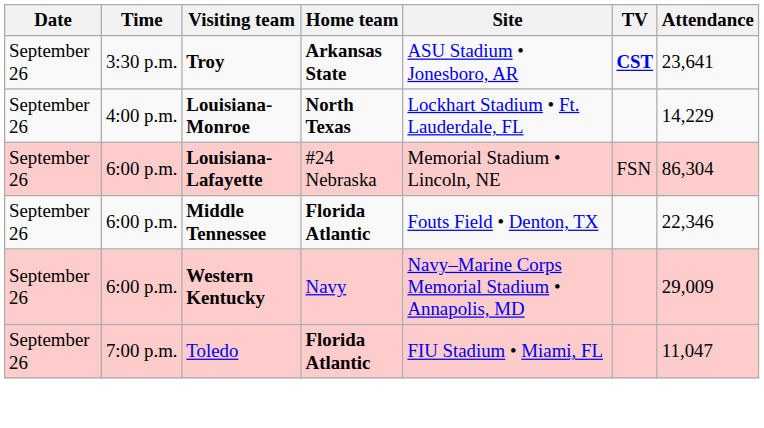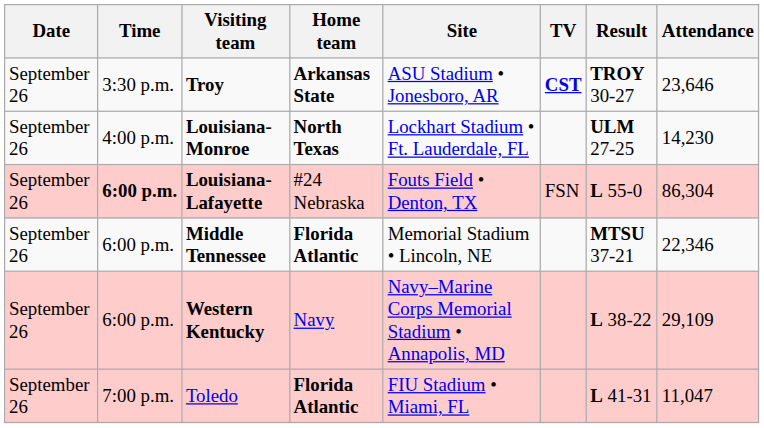+ column: (622, 31)
(688, 62) 23,641 -> (688, 84) 23,646
(688, 115) 14,229 -> (688, 138) 14,230
(142, 169) normal -> (140, 191) bold
(484, 169) Memorial Stadium • Lincoln, NE -> (436, 191) Fouts Field • Denton, TX
(503, 222) Fouts Field • Denton, TX -> (459, 244) Memorial Stadium • Lincoln, NE
(688, 287) 29,009 -> (688, 320) 29,109
